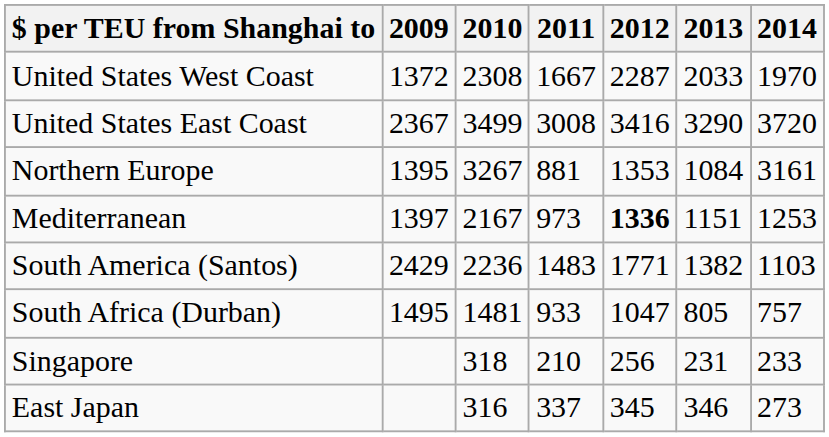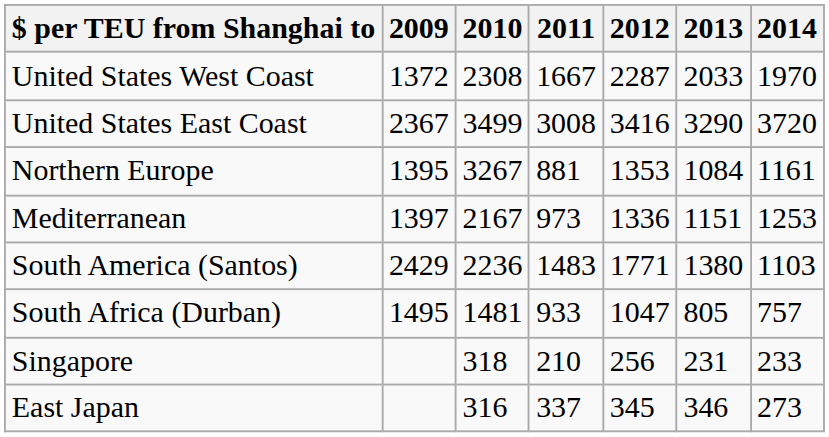(787, 170) 3161 -> (786, 170) 1161
(640, 218) bold -> (640, 218) normal
(713, 265) 1382 -> (713, 265) 1380
